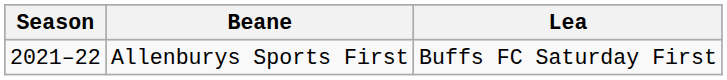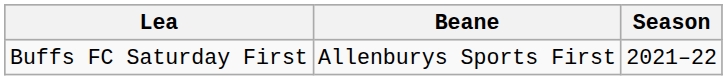columns swapped: (55, 22) <-> (568, 22)
